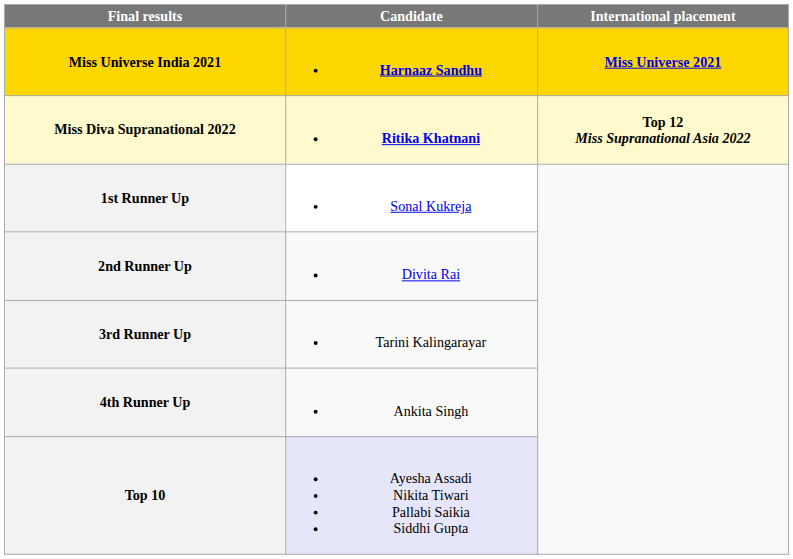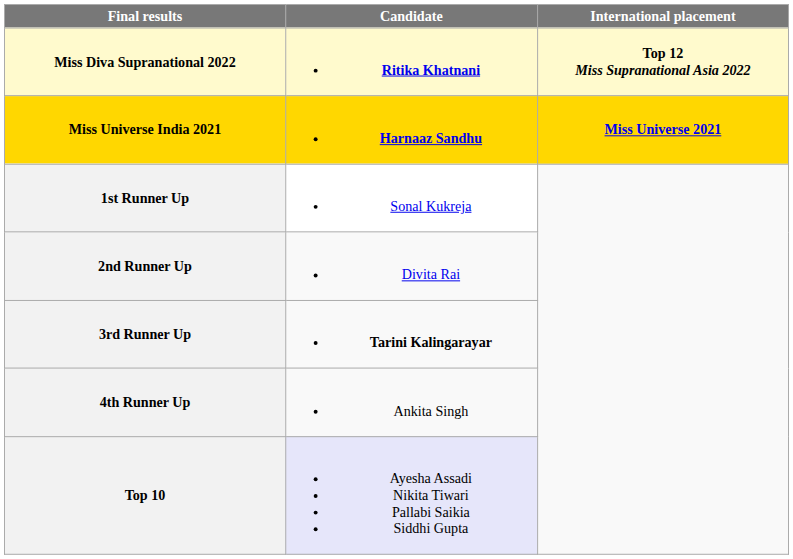rows swapped: (145, 62) <-> (145, 130)
(411, 343) normal -> (411, 343) bold
